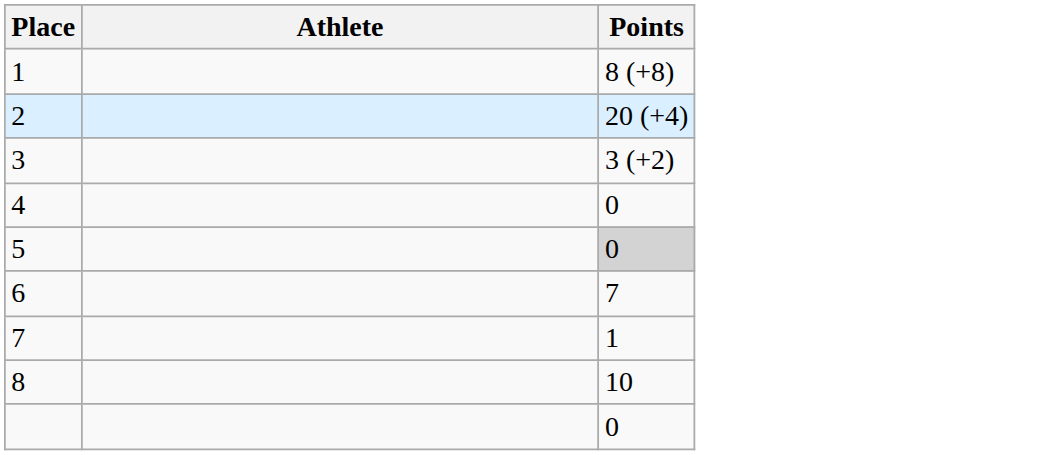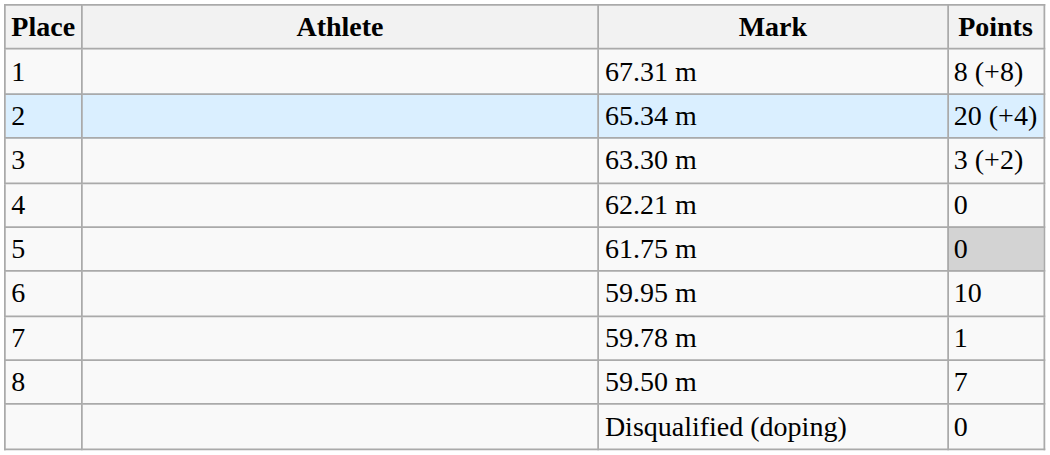+ column: (773, 26)
(612, 293) 7 -> (968, 293) 10
(619, 381) 10 -> (961, 381) 7
